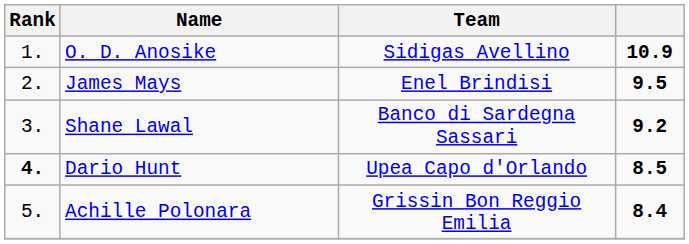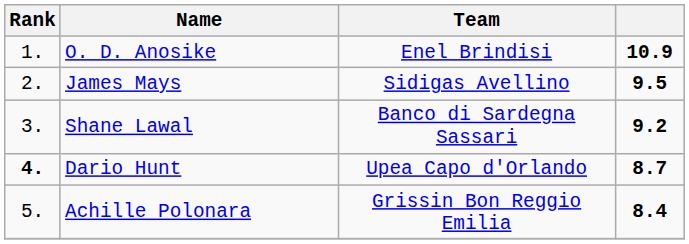(477, 52) Sidigas Avellino -> (477, 52) Enel Brindisi
(477, 84) Enel Brindisi -> (477, 84) Sidigas Avellino
(650, 169) 8.5 -> (650, 169) 8.7
